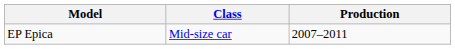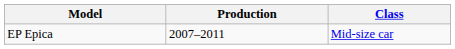columns swapped: (228, 14) <-> (370, 14)
